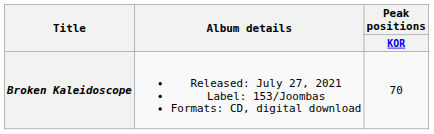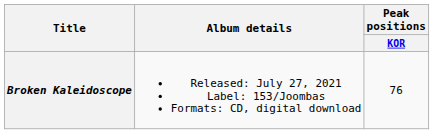(396, 90) 70 -> (396, 90) 76
